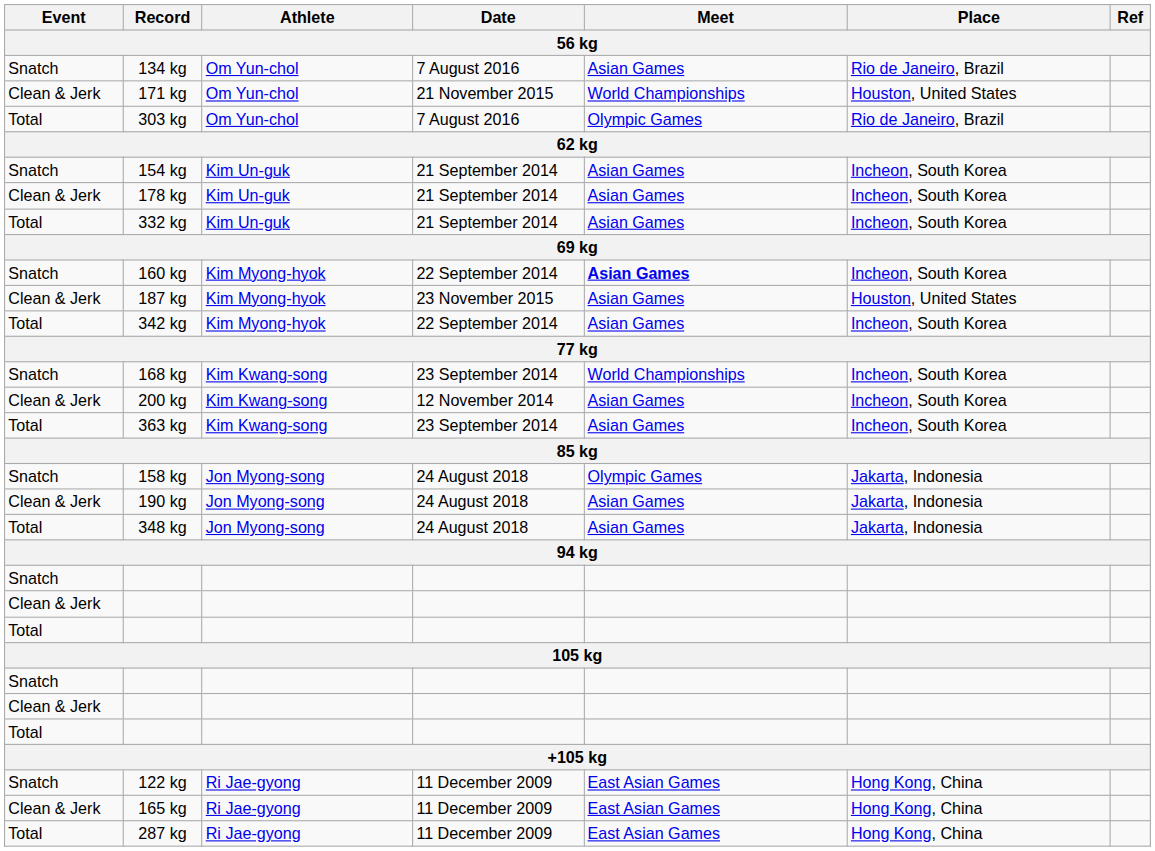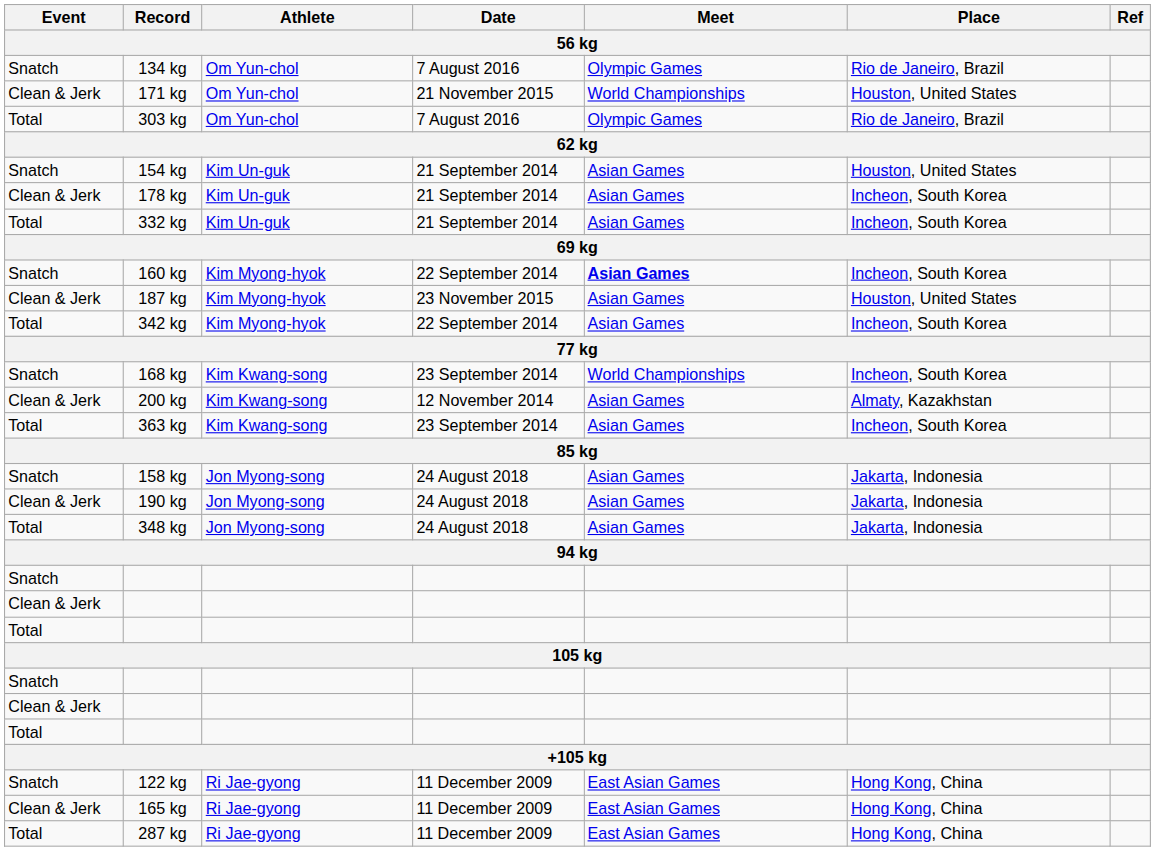(636, 68) Asian Games -> (645, 68) Olympic Games
(929, 171) Incheon, South Korea -> (934, 171) Houston, United States
(929, 400) Incheon, South Korea -> (921, 400) Almaty, Kazakhstan
(645, 477) Olympic Games -> (636, 477) Asian Games
